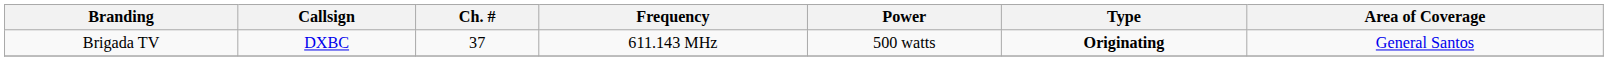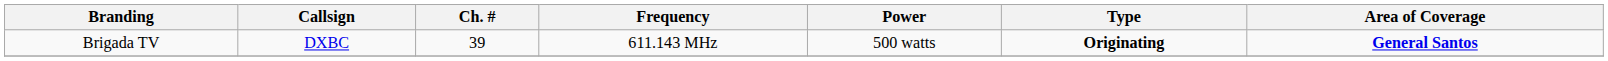(477, 42) 37 -> (477, 42) 39
(1425, 42) normal -> (1425, 42) bold
